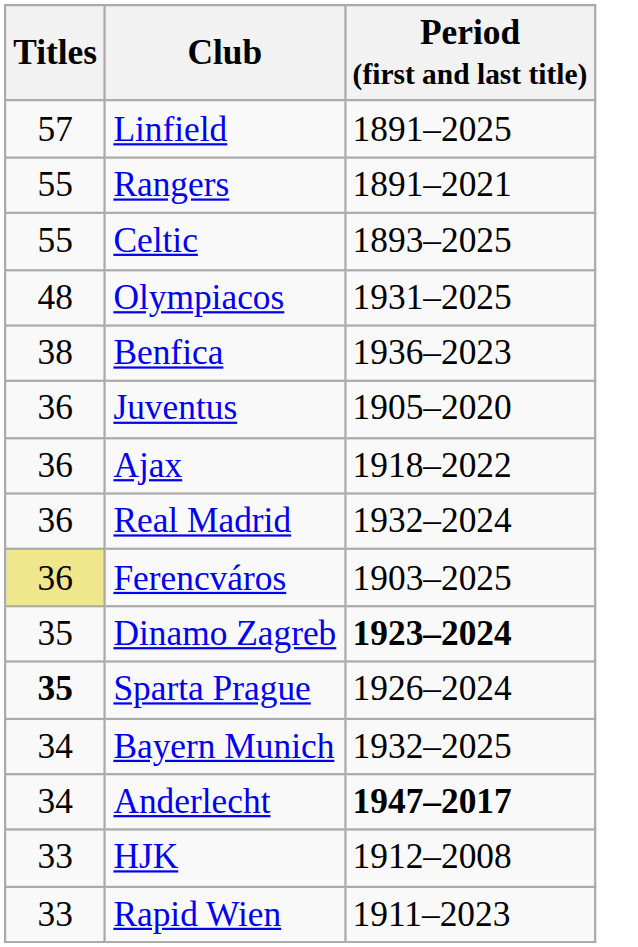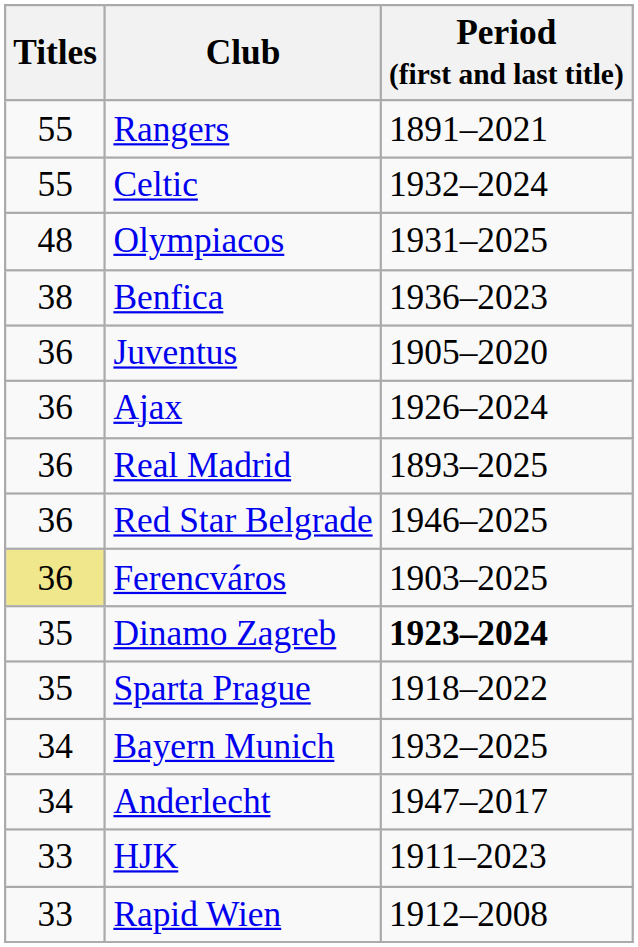- row: (170, 128)
(432, 240) 1893–2025 -> (468, 184) 1932–2024
(432, 464) 1918–2022 -> (468, 408) 1926–2024
(432, 520) 1932–2024 -> (468, 464) 1893–2025
+ row: (243, 520)
(55, 689) bold -> (55, 689) normal
(432, 689) 1926–2024 -> (468, 689) 1918–2022
(432, 801) bold -> (468, 801) normal
(432, 857) 1912–2008 -> (468, 857) 1911–2023
(431, 913) 1911–2023 -> (468, 913) 1912–2008
